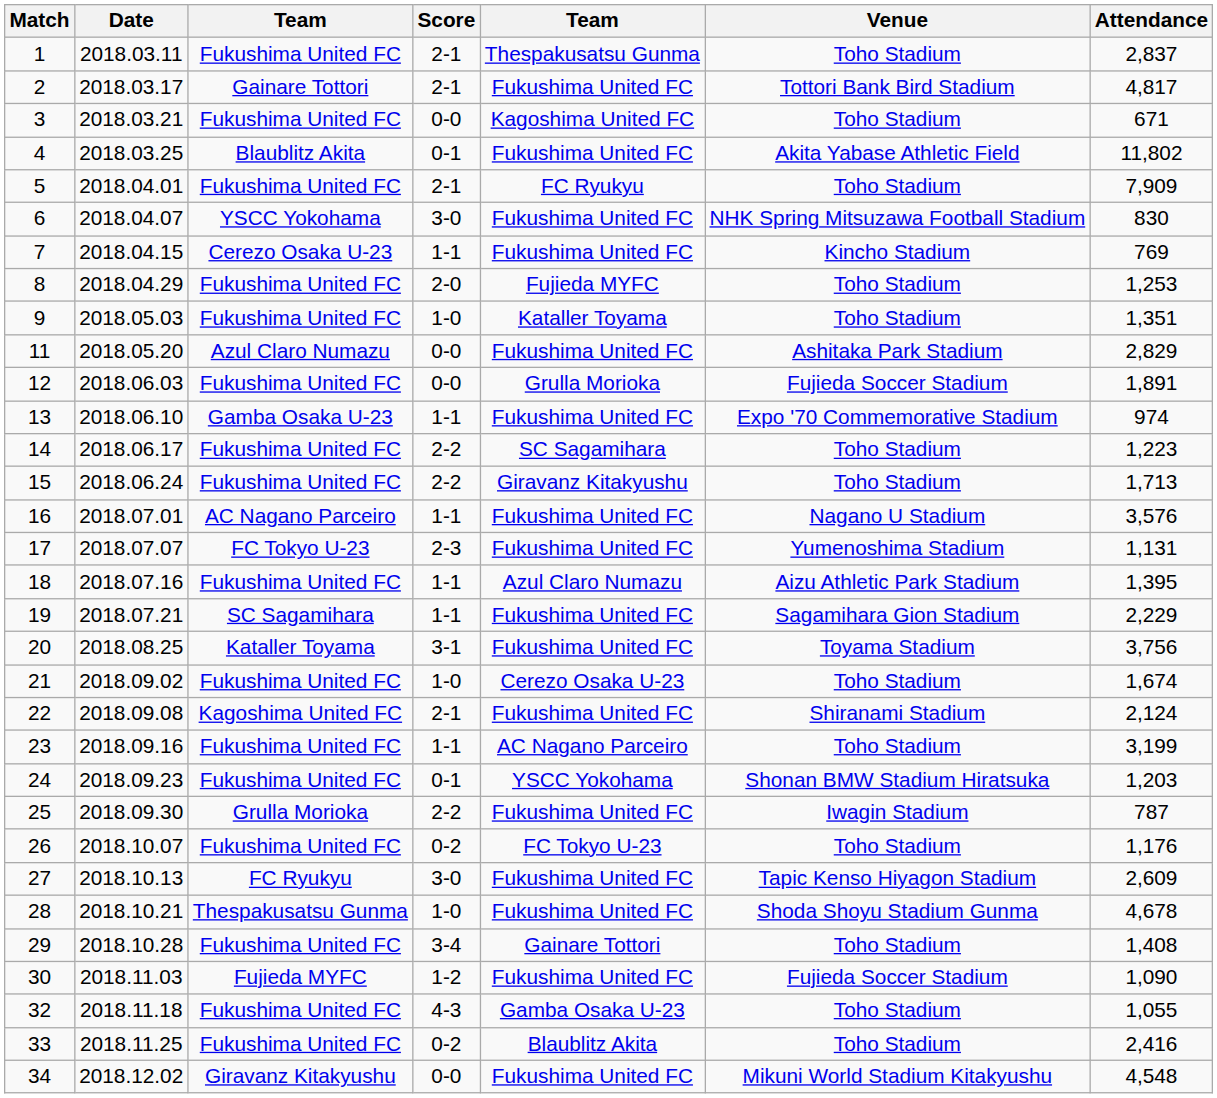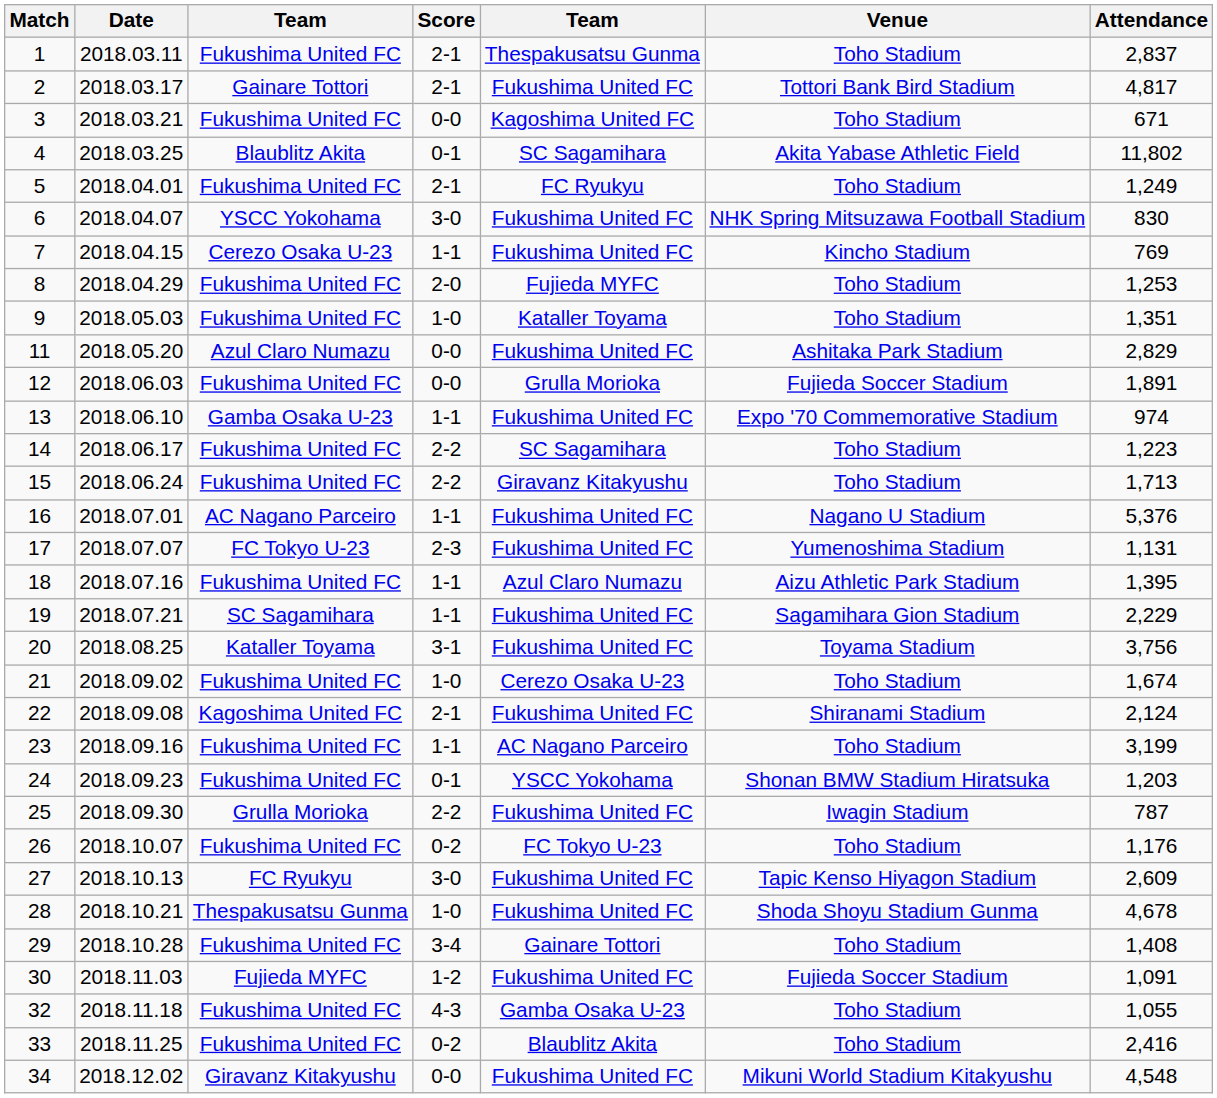(592, 152) Fukushima United FC -> (592, 152) SC Sagamihara
(1151, 185) 7,909 -> (1151, 185) 1,249
(1151, 515) 3,576 -> (1151, 515) 5,376
(1151, 977) 1,090 -> (1151, 977) 1,091
